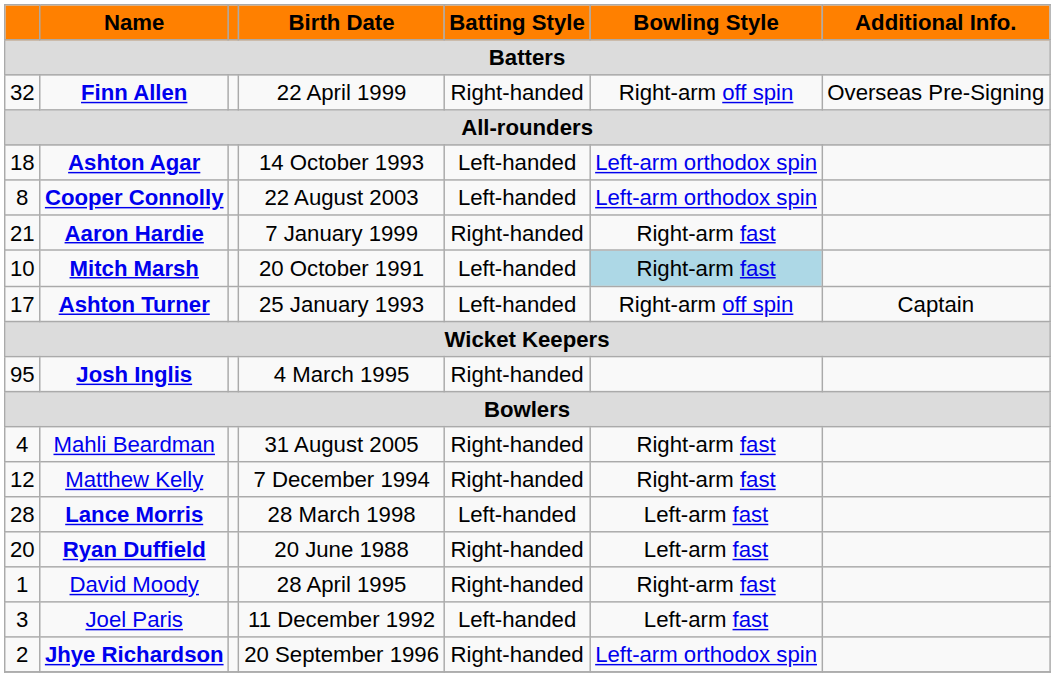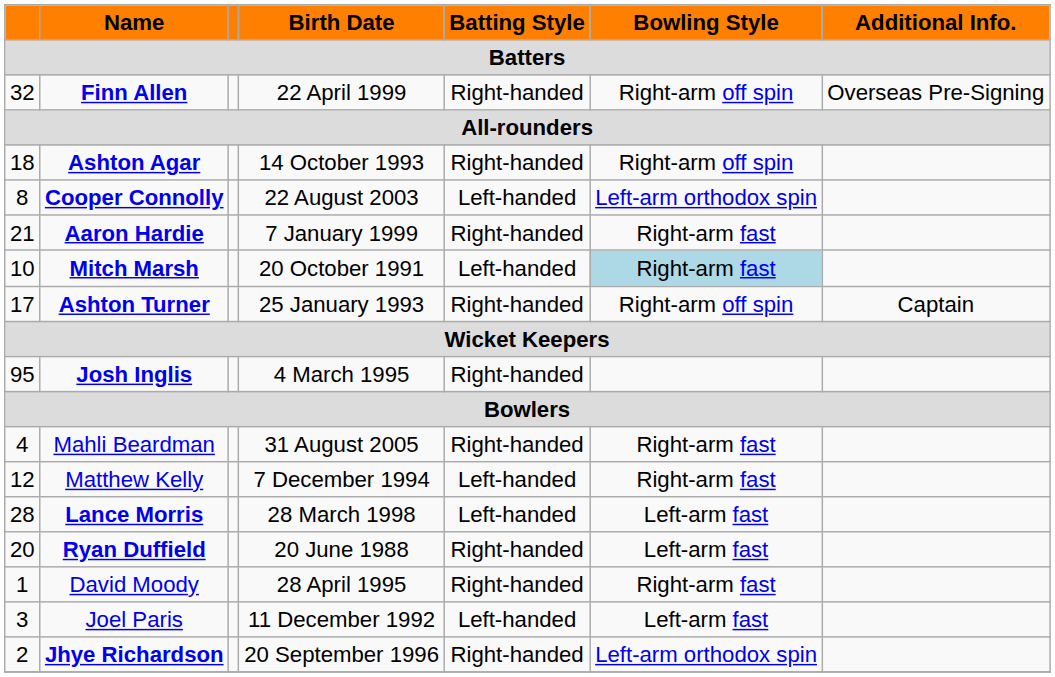(517, 163) Left-handed -> (517, 163) Right-handed
(706, 163) Left-arm orthodox spin -> (706, 163) Right-arm off spin
(517, 304) Left-handed -> (517, 304) Right-handed
(517, 479) Right-handed -> (517, 479) Left-handed
